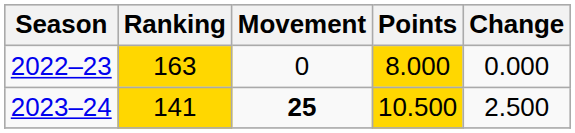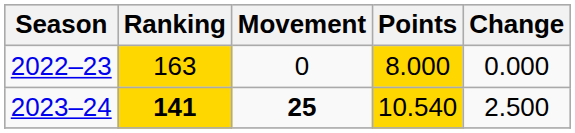(175, 107) normal -> (175, 107) bold
(418, 107) 10.500 -> (418, 107) 10.540
